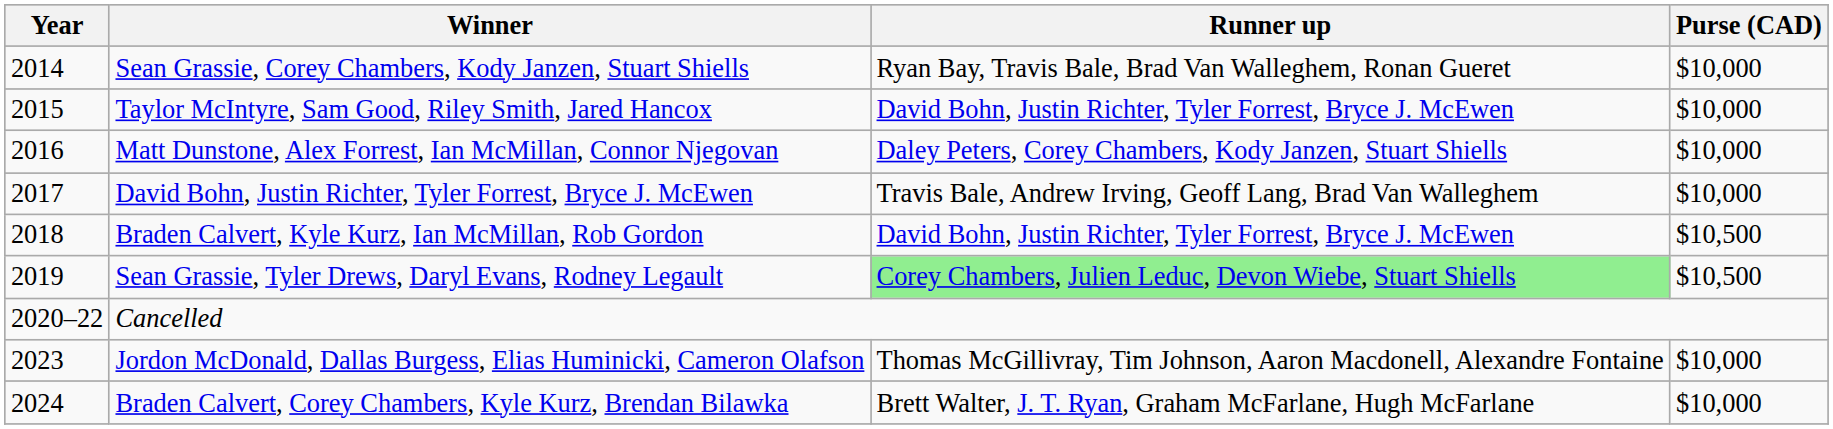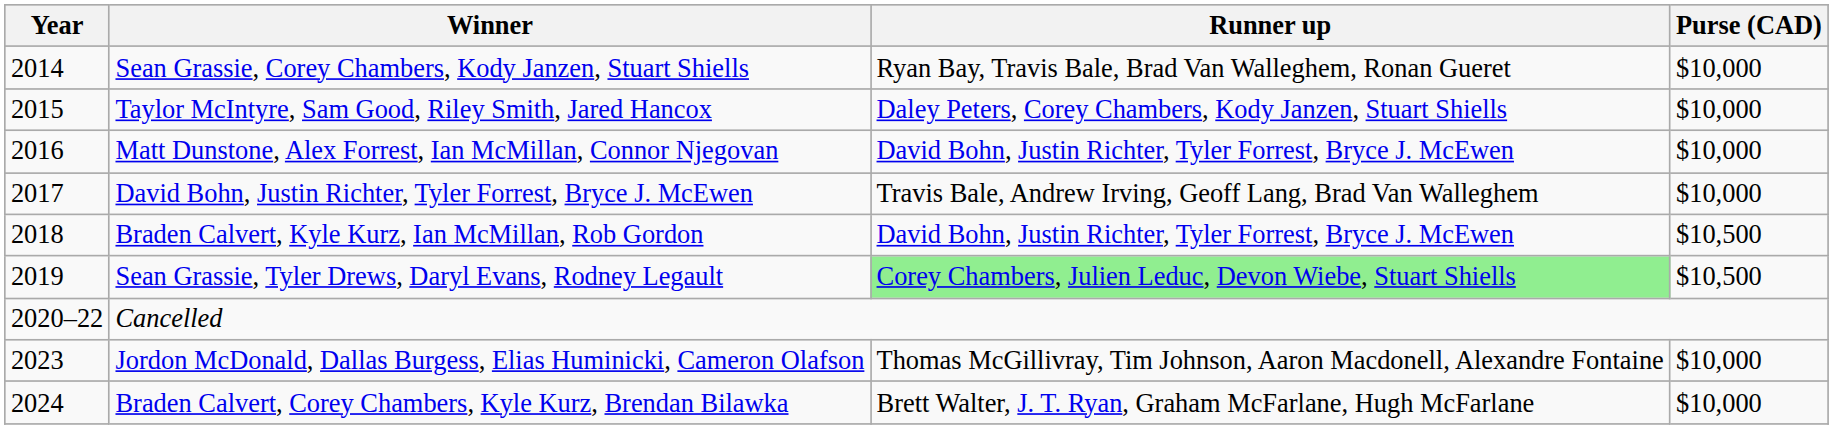(1195, 109) David Bohn, Justin Richter, Tyler Forrest, Bryce J. McEwen -> (1192, 109) Daley Peters, Corey Chambers, Kody Janzen, Stuart Shiells
(1192, 151) Daley Peters, Corey Chambers, Kody Janzen, Stuart Shiells -> (1195, 151) David Bohn, Justin Richter, Tyler Forrest, Bryce J. McEwen
